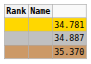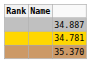rows swapped: (69, 25) <-> (69, 38)
